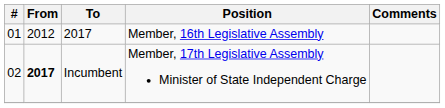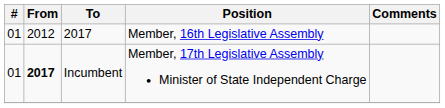(14, 73) 02 -> (14, 73) 01
